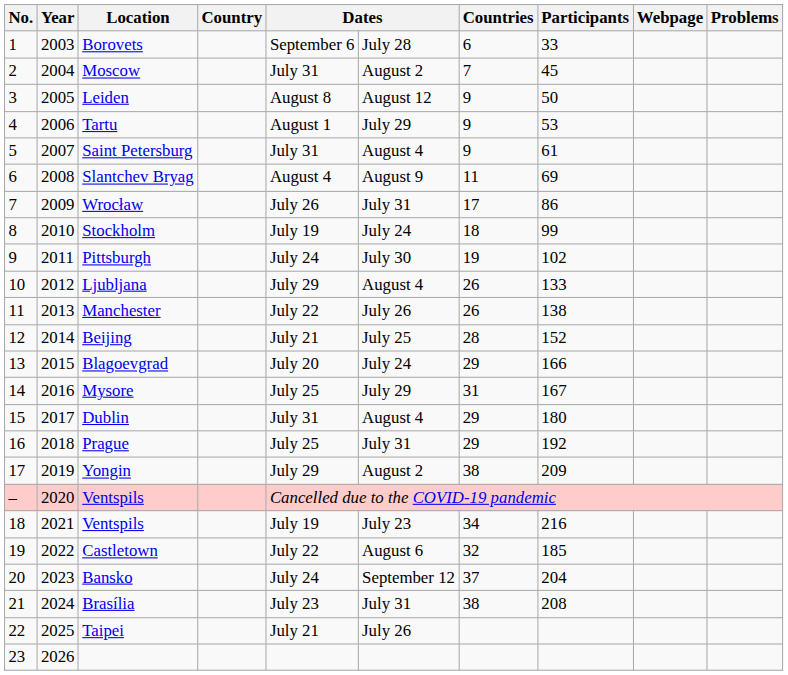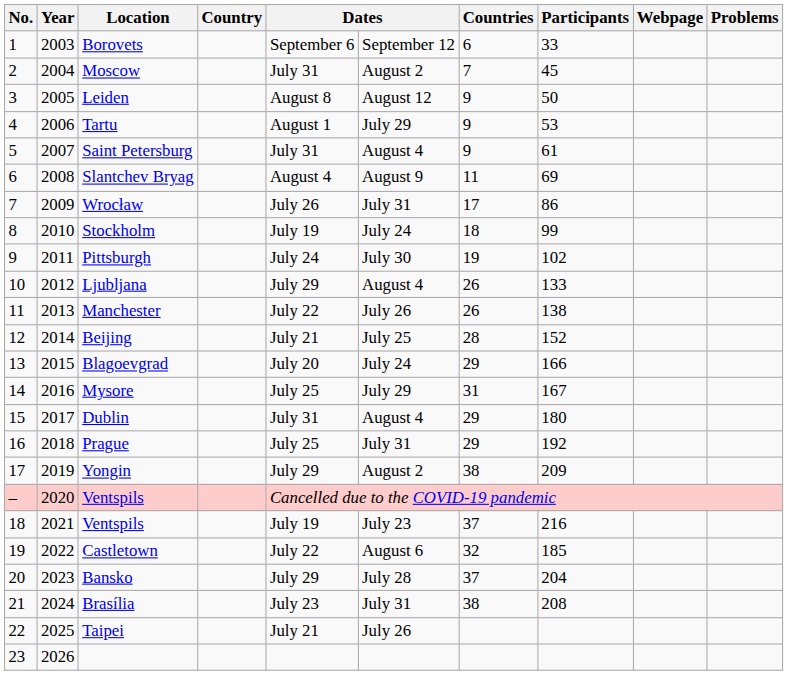(387, 44) July 28 -> (409, 44) September 12
(471, 524) 34 -> (471, 524) 37
(294, 577) July 24 -> (294, 577) July 29
(409, 577) September 12 -> (387, 577) July 28
